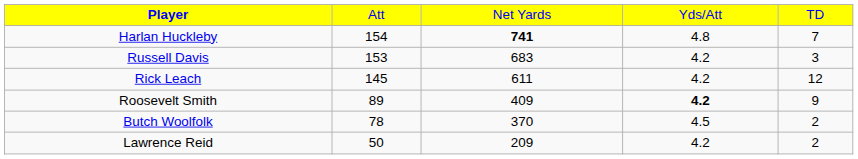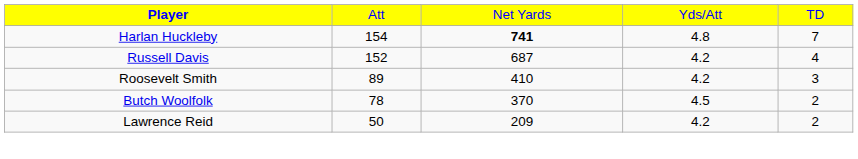(376, 57) 153 -> (376, 57) 152
(522, 57) 683 -> (522, 57) 687
(815, 57) 3 -> (815, 57) 4
- row: (168, 79)
(522, 100) 409 -> (522, 79) 410
(700, 100) bold -> (700, 79) normal
(815, 100) 9 -> (815, 79) 3
